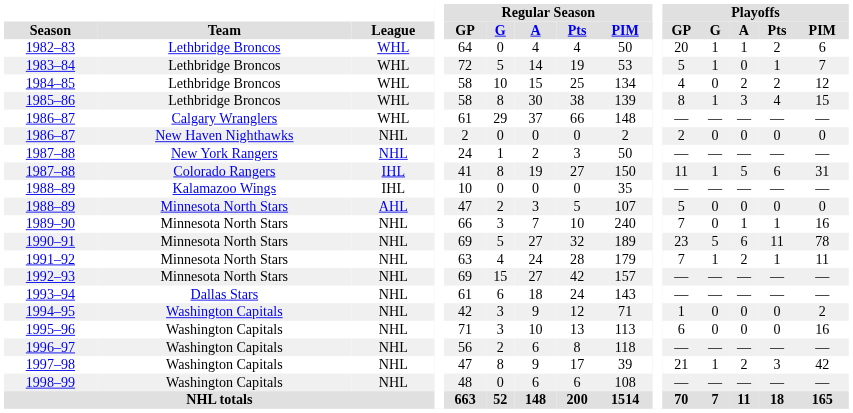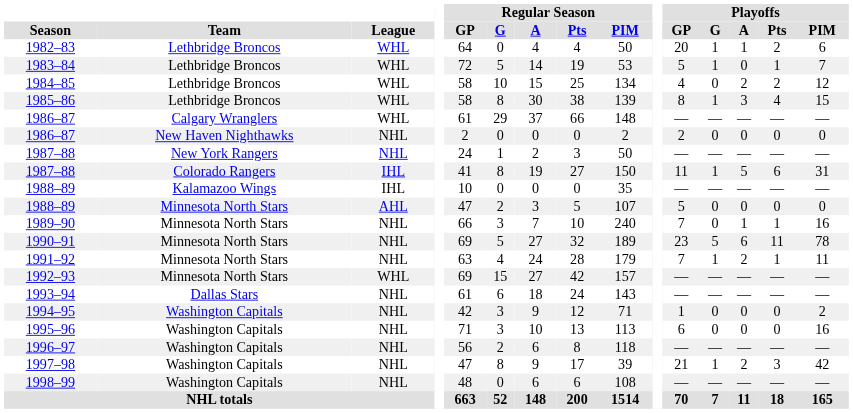(393, 276) NHL -> (393, 276) WHL
